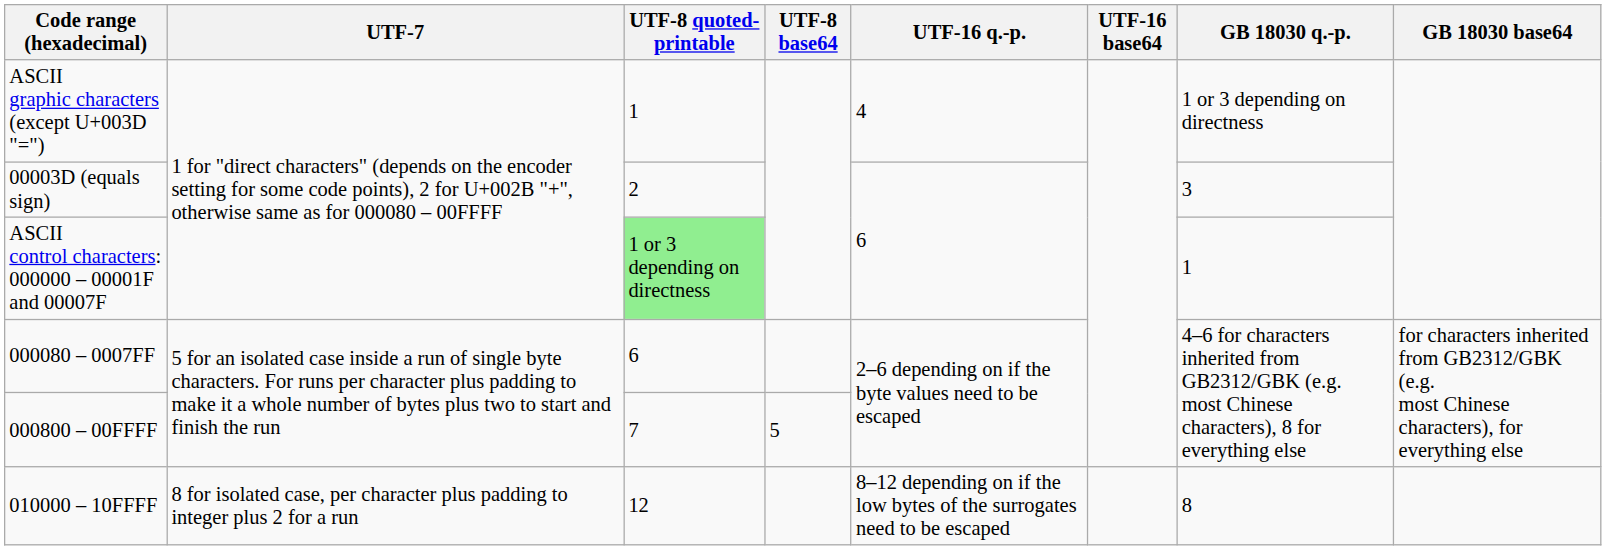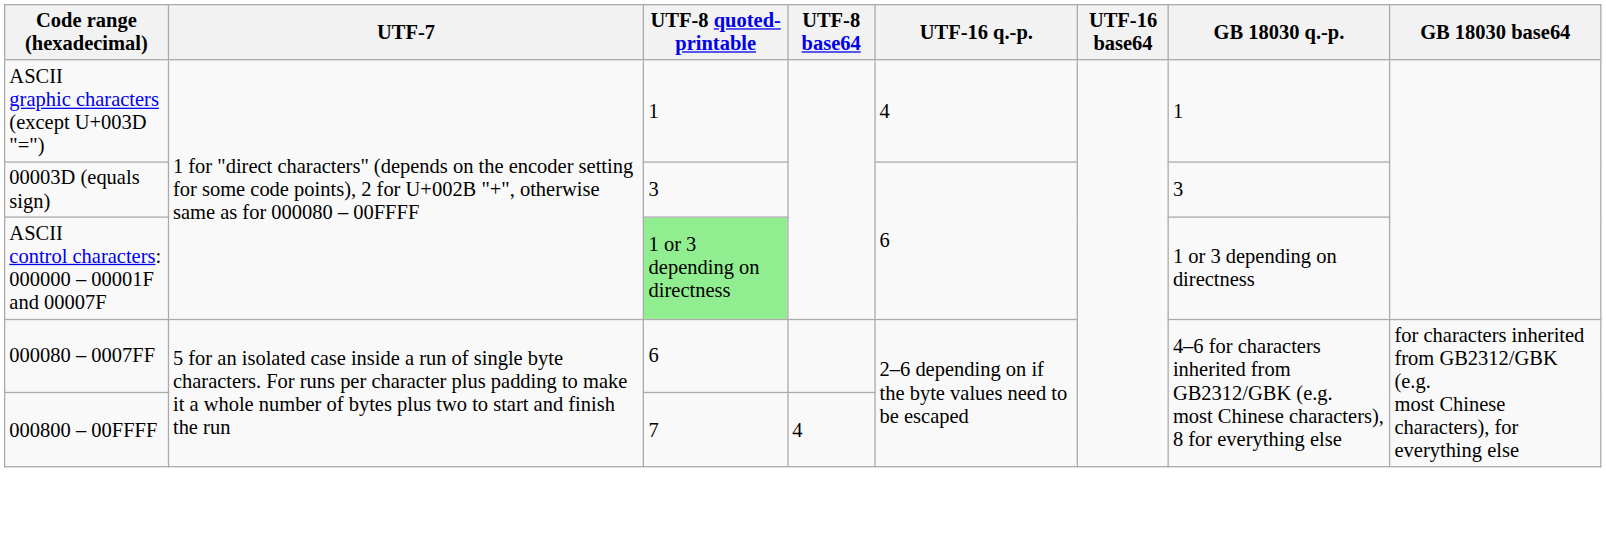(1264, 110) 1 or 3 depending on directness -> (1178, 110) 1
(634, 189) 2 -> (654, 189) 3
(1187, 267) 1 -> (1255, 267) 1 or 3 depending on directness
(775, 429) 5 -> (797, 429) 4
- row: (83, 505)
